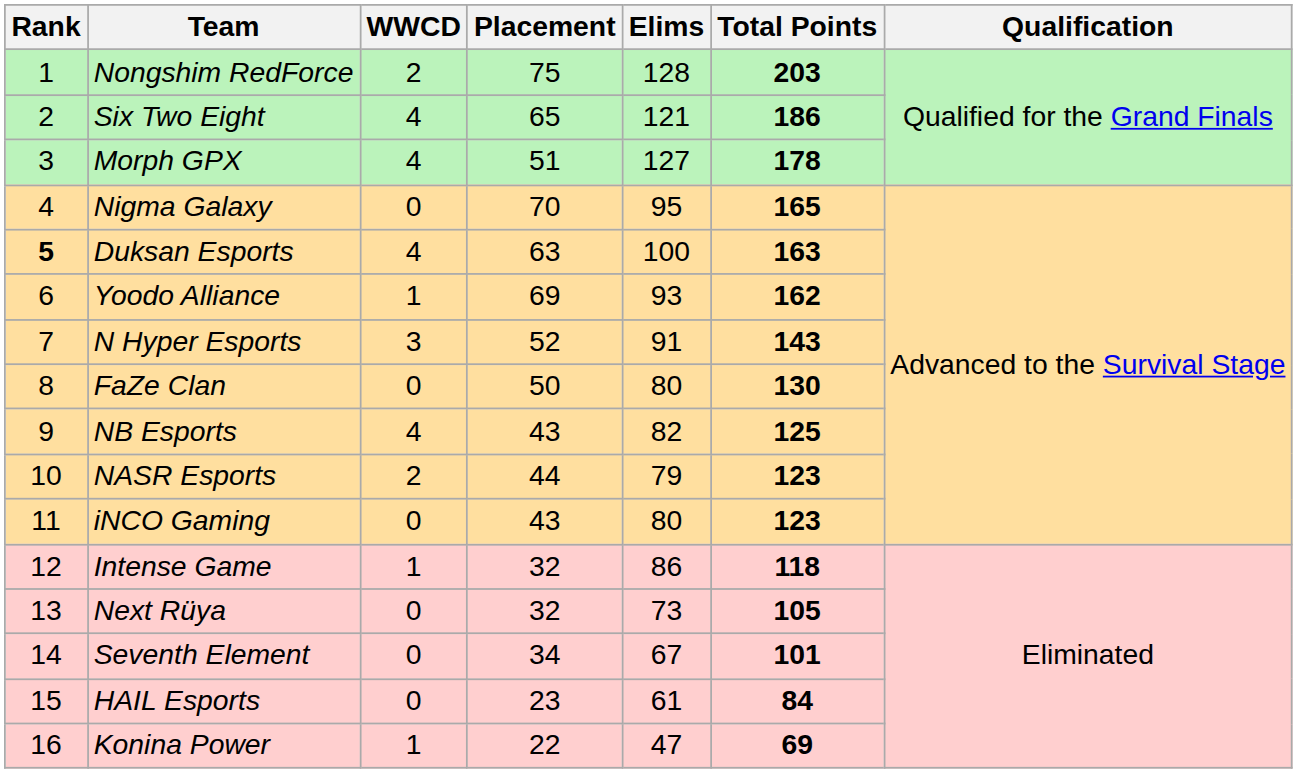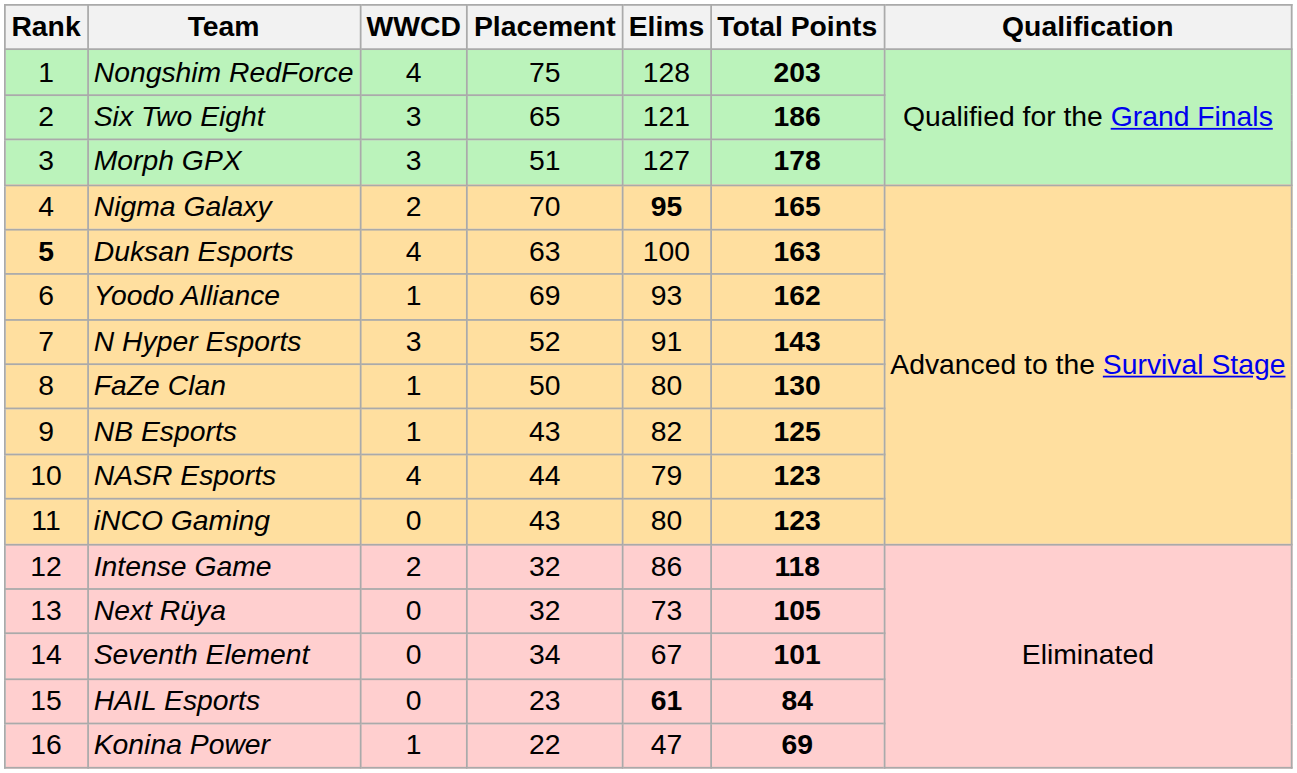(414, 71) 2 -> (414, 71) 4
(414, 116) 4 -> (414, 116) 3
(414, 161) 4 -> (414, 161) 3
(414, 206) 0 -> (414, 206) 2
(666, 206) normal -> (666, 206) bold
(414, 386) 0 -> (414, 386) 1
(414, 431) 4 -> (414, 431) 1
(414, 476) 2 -> (414, 476) 4
(414, 565) 1 -> (414, 565) 2
(666, 700) normal -> (666, 700) bold
